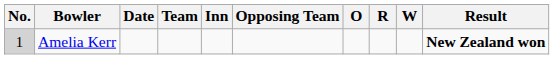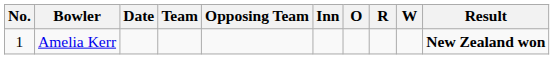columns swapped: (287, 16) <-> (217, 16)
(19, 41) lightgrey background -> (19, 41) no background
